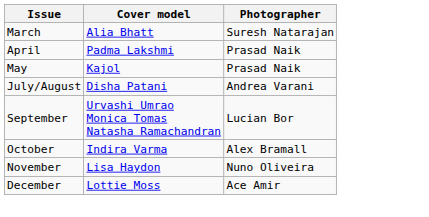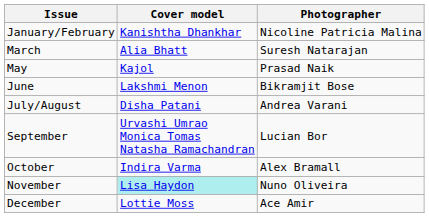+ row: (61, 32)
- row: (24, 50)
+ row: (21, 86)
(123, 167) no background -> (157, 185) paleturquoise background
